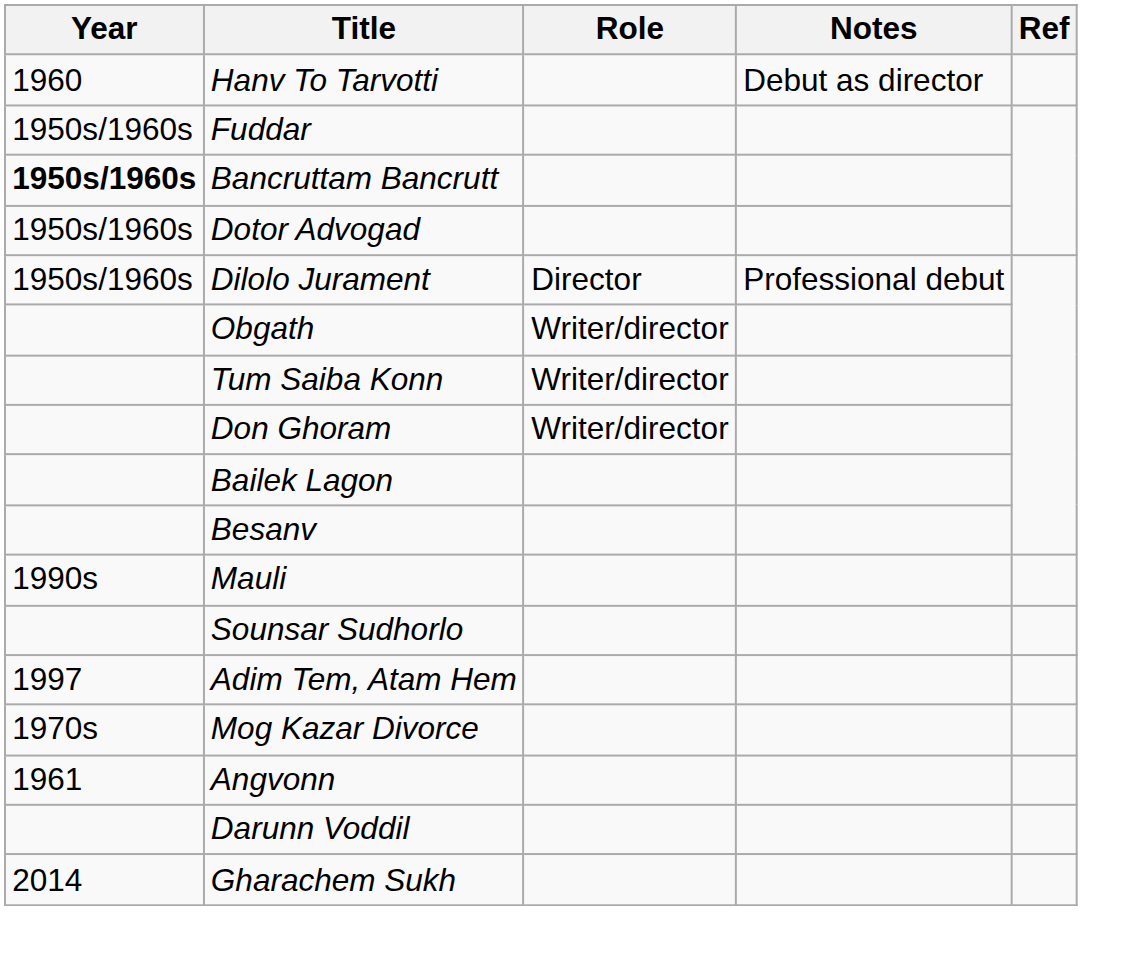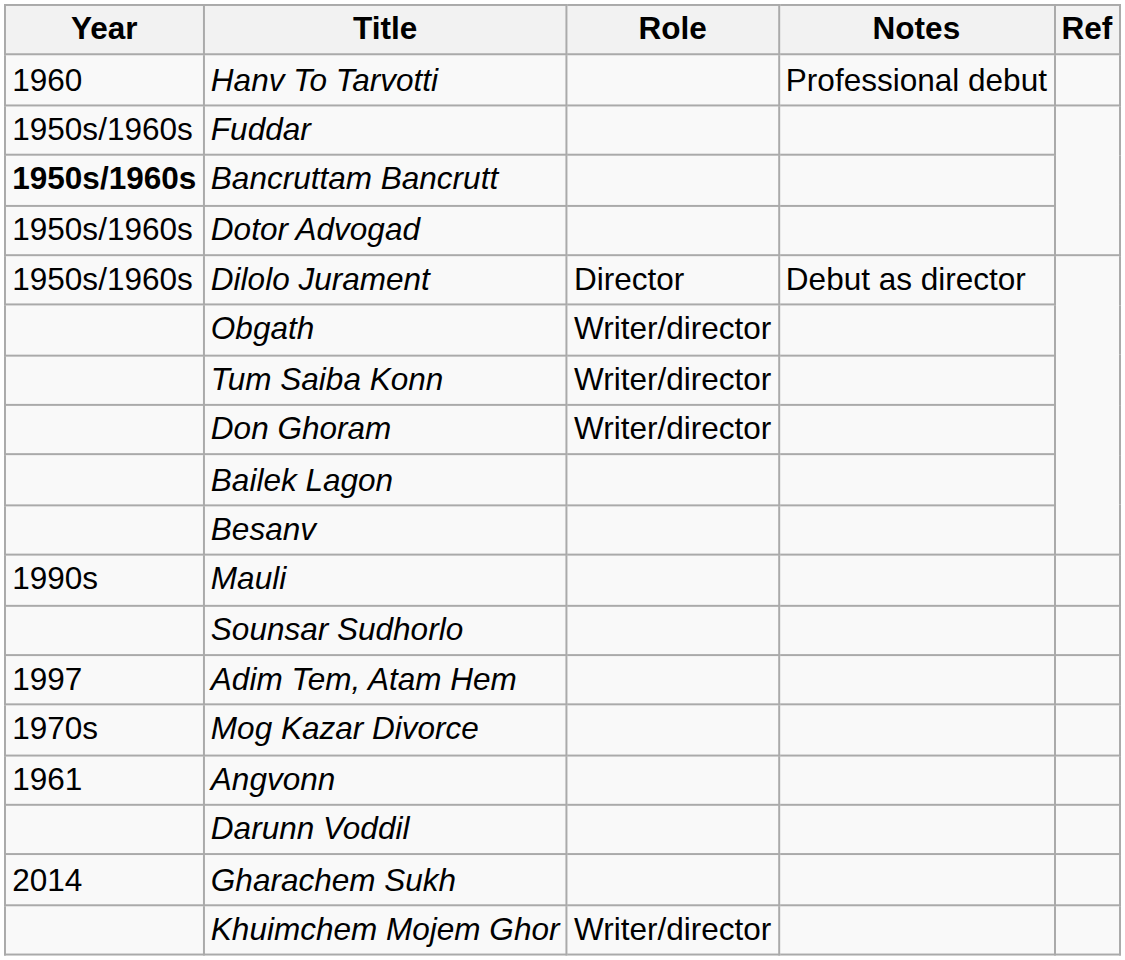(863, 79) Debut as director -> (916, 79) Professional debut
(874, 279) Professional debut -> (906, 279) Debut as director
+ row: (385, 929)
